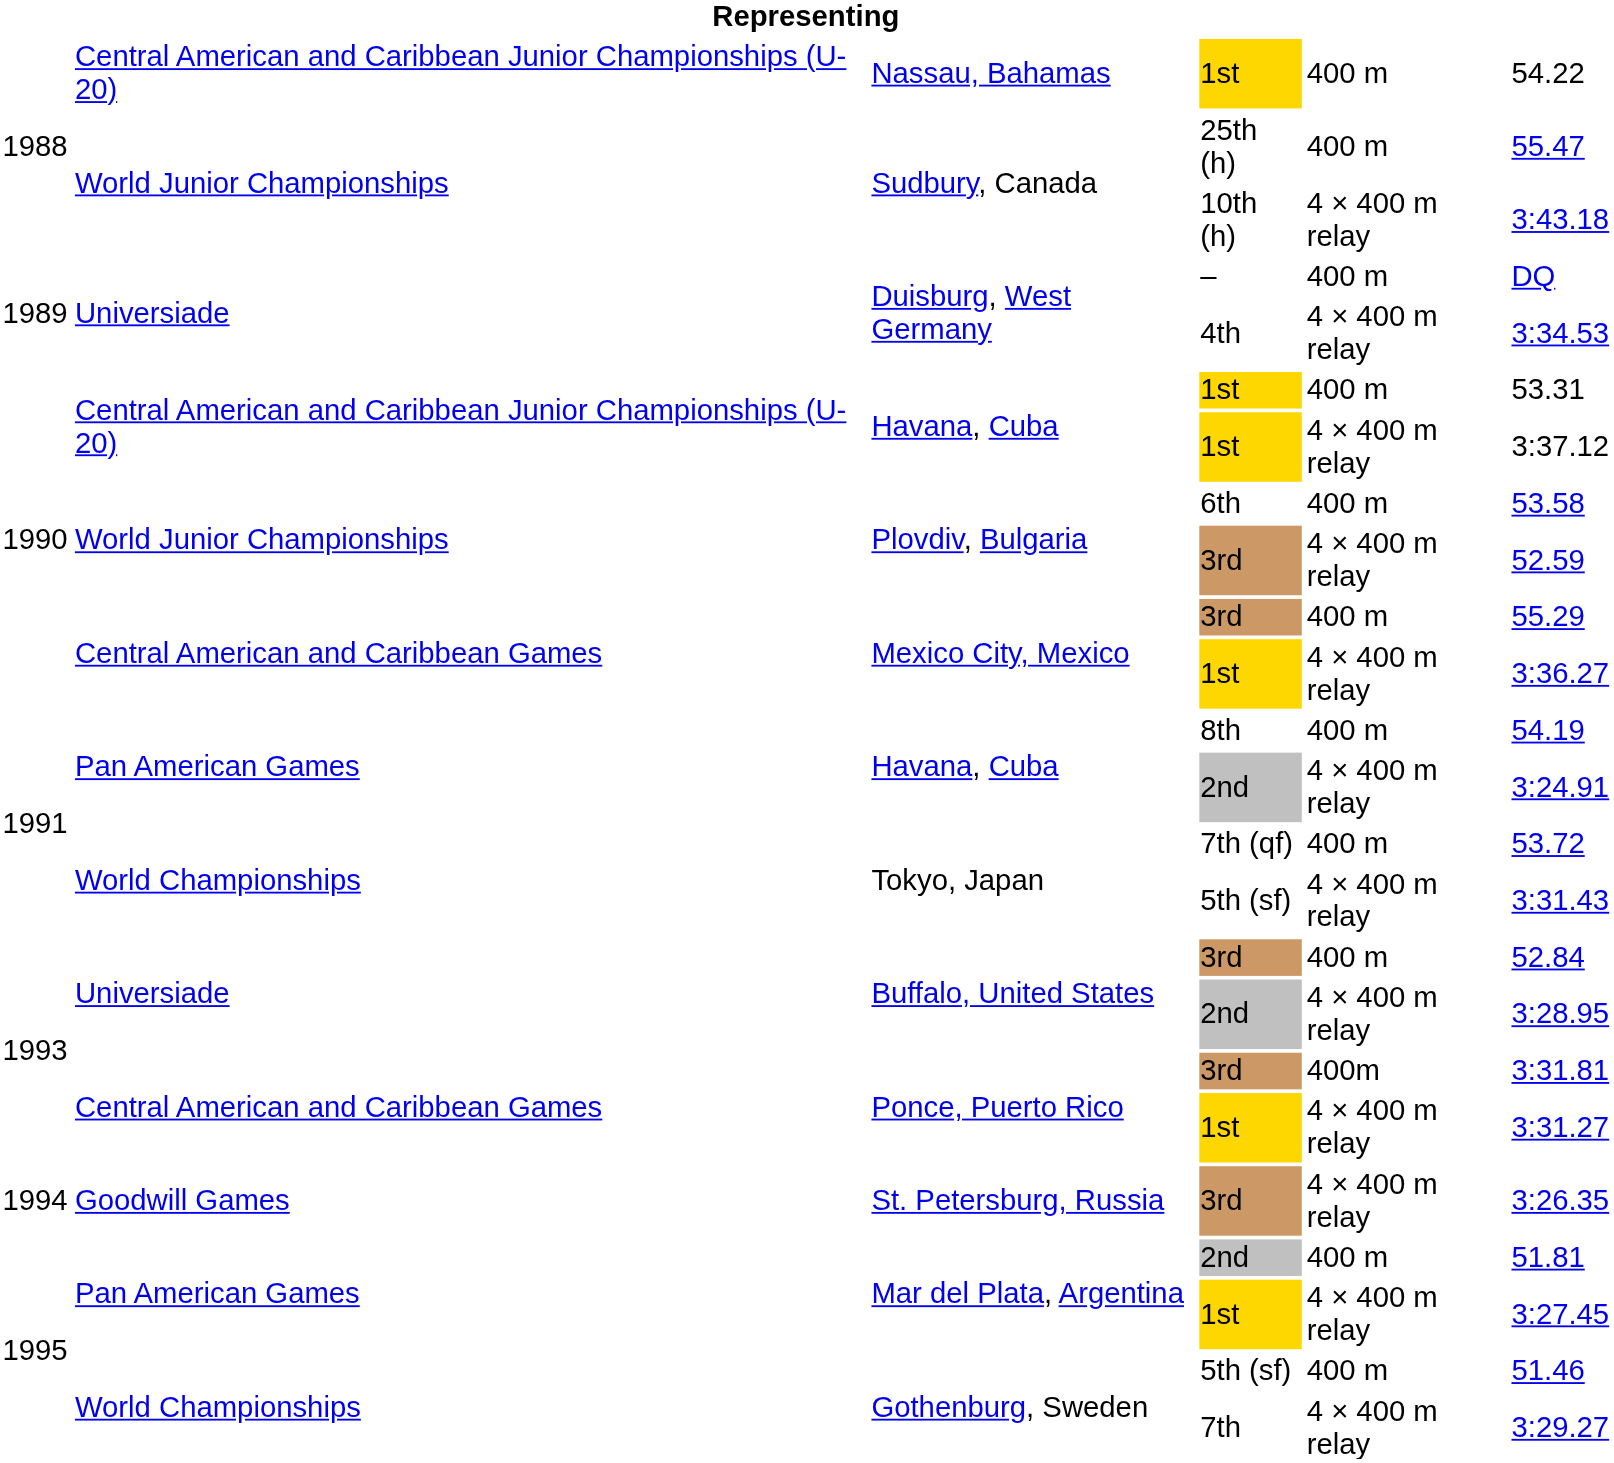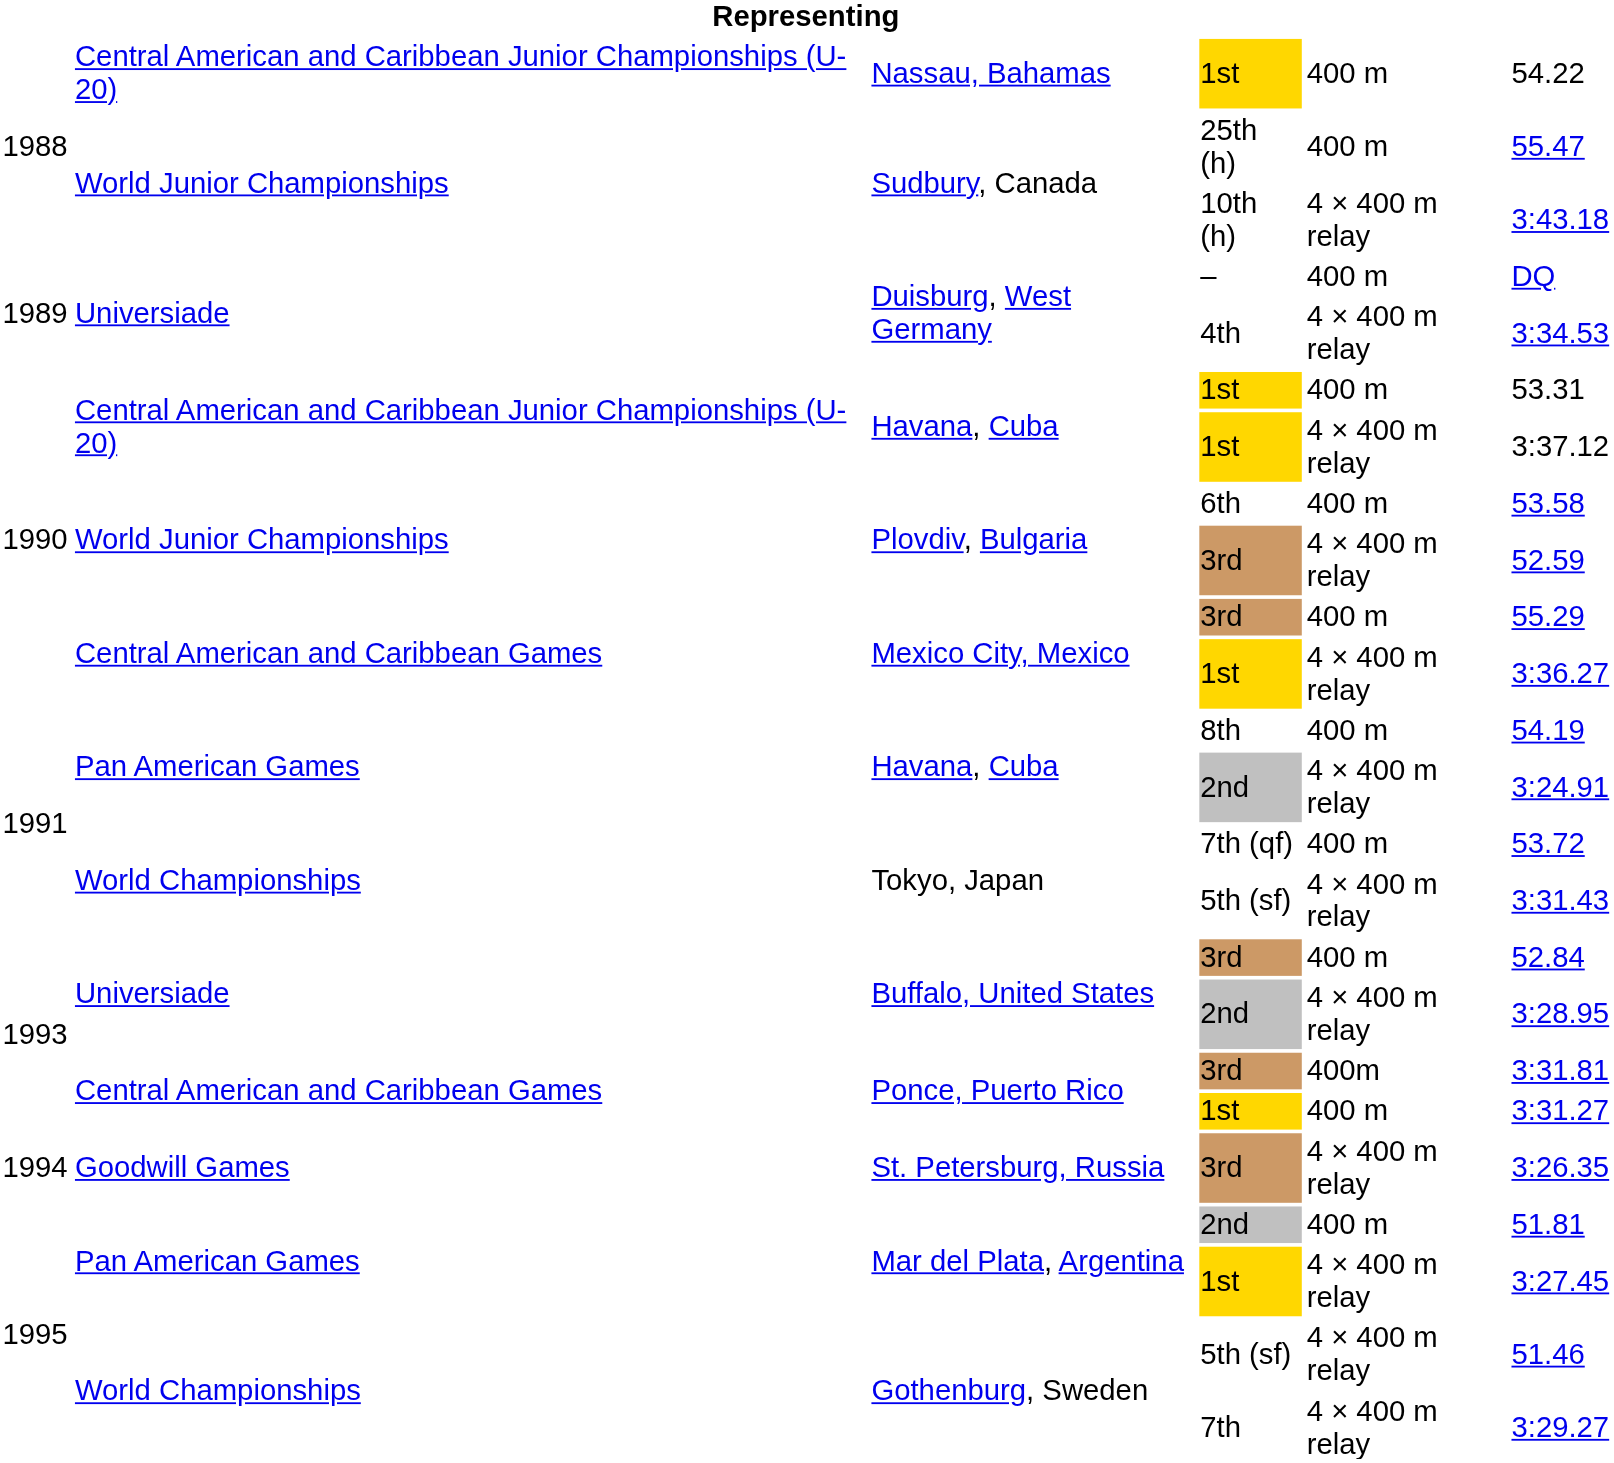(1372, 1127) 4 × 400 m relay -> (1347, 1110) 400 m
(1347, 1370) 400 m -> (1372, 1354) 4 × 400 m relay
